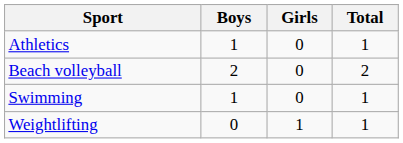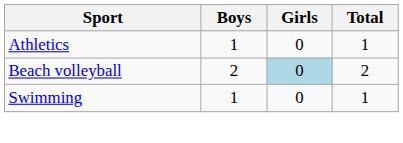(300, 71) no background -> (300, 71) lightblue background
- row: (53, 124)
